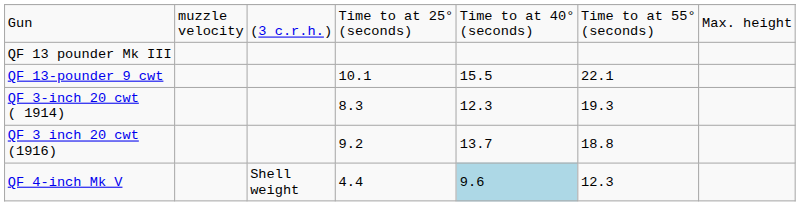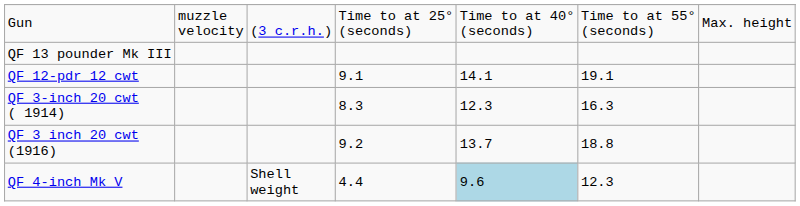- row: (86, 76)
+ row: (73, 76)
(597, 106) 19.3 -> (597, 106) 16.3
